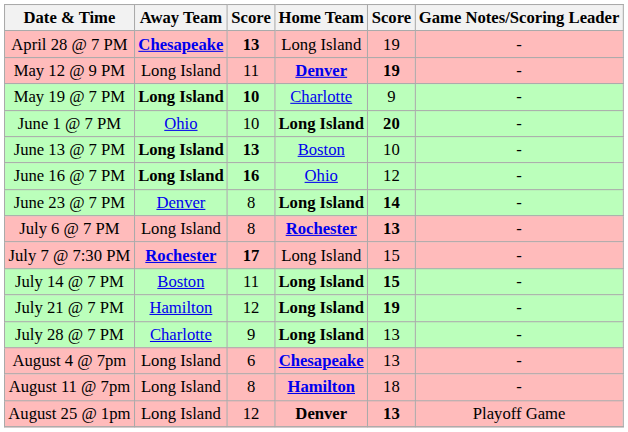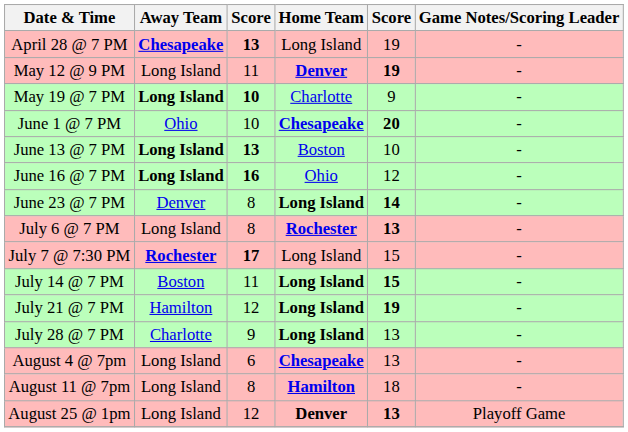(321, 123) Long Island -> (321, 123) Chesapeake
